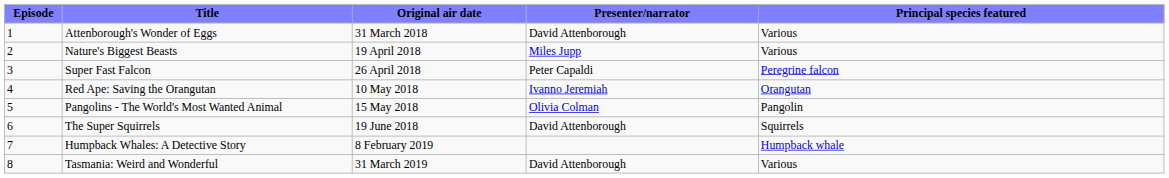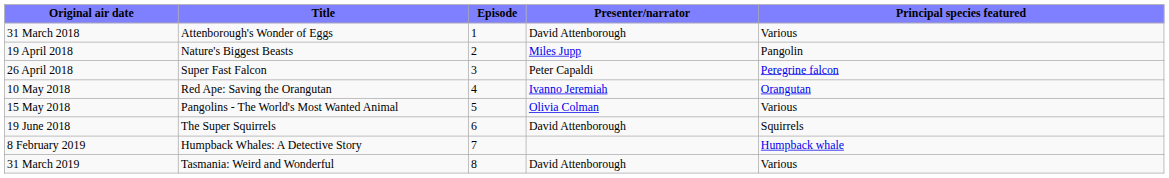columns swapped: (33, 13) <-> (439, 13)
(779, 51) Various -> (782, 51) Pangolin
(782, 107) Pangolin -> (779, 107) Various
